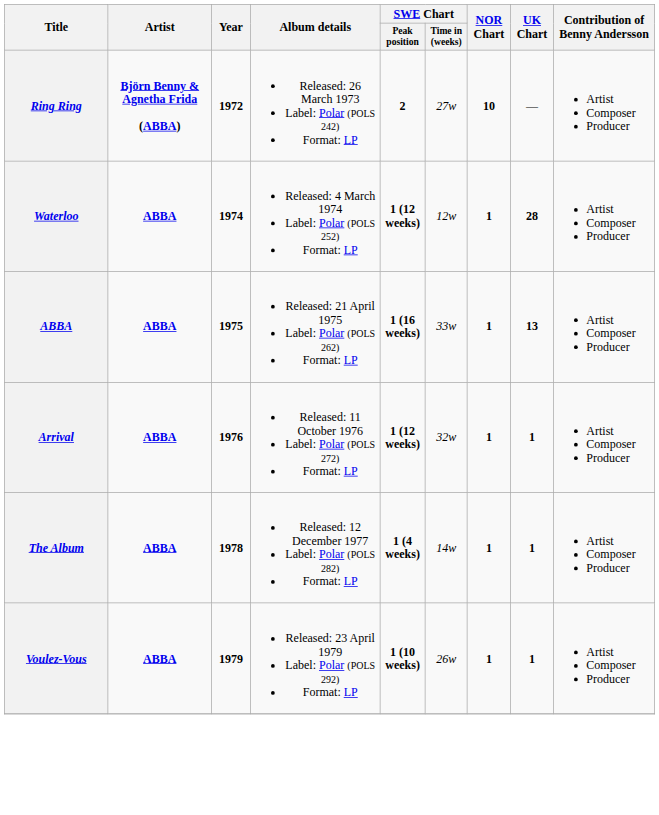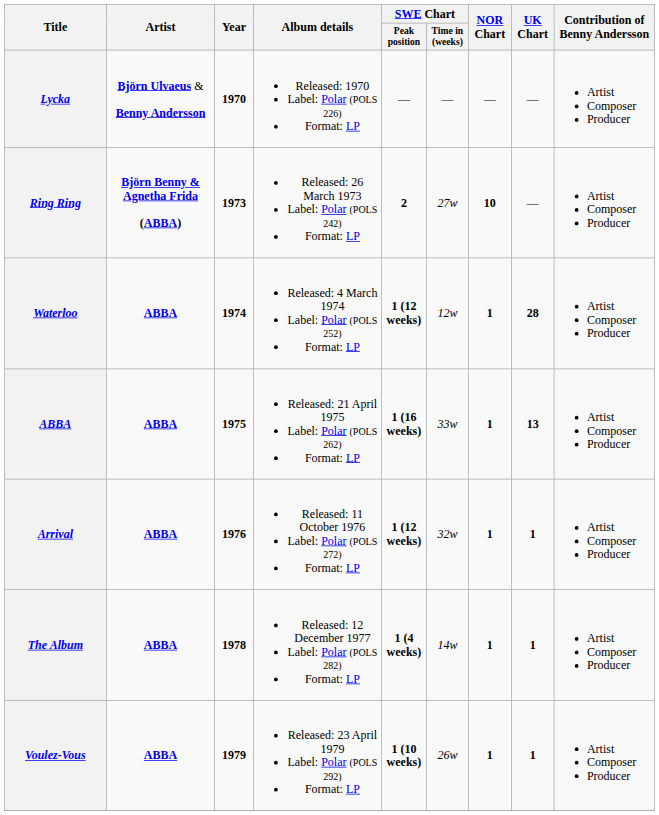+ row: (55, 99)
(231, 105) 1972 -> (234, 202) 1973
